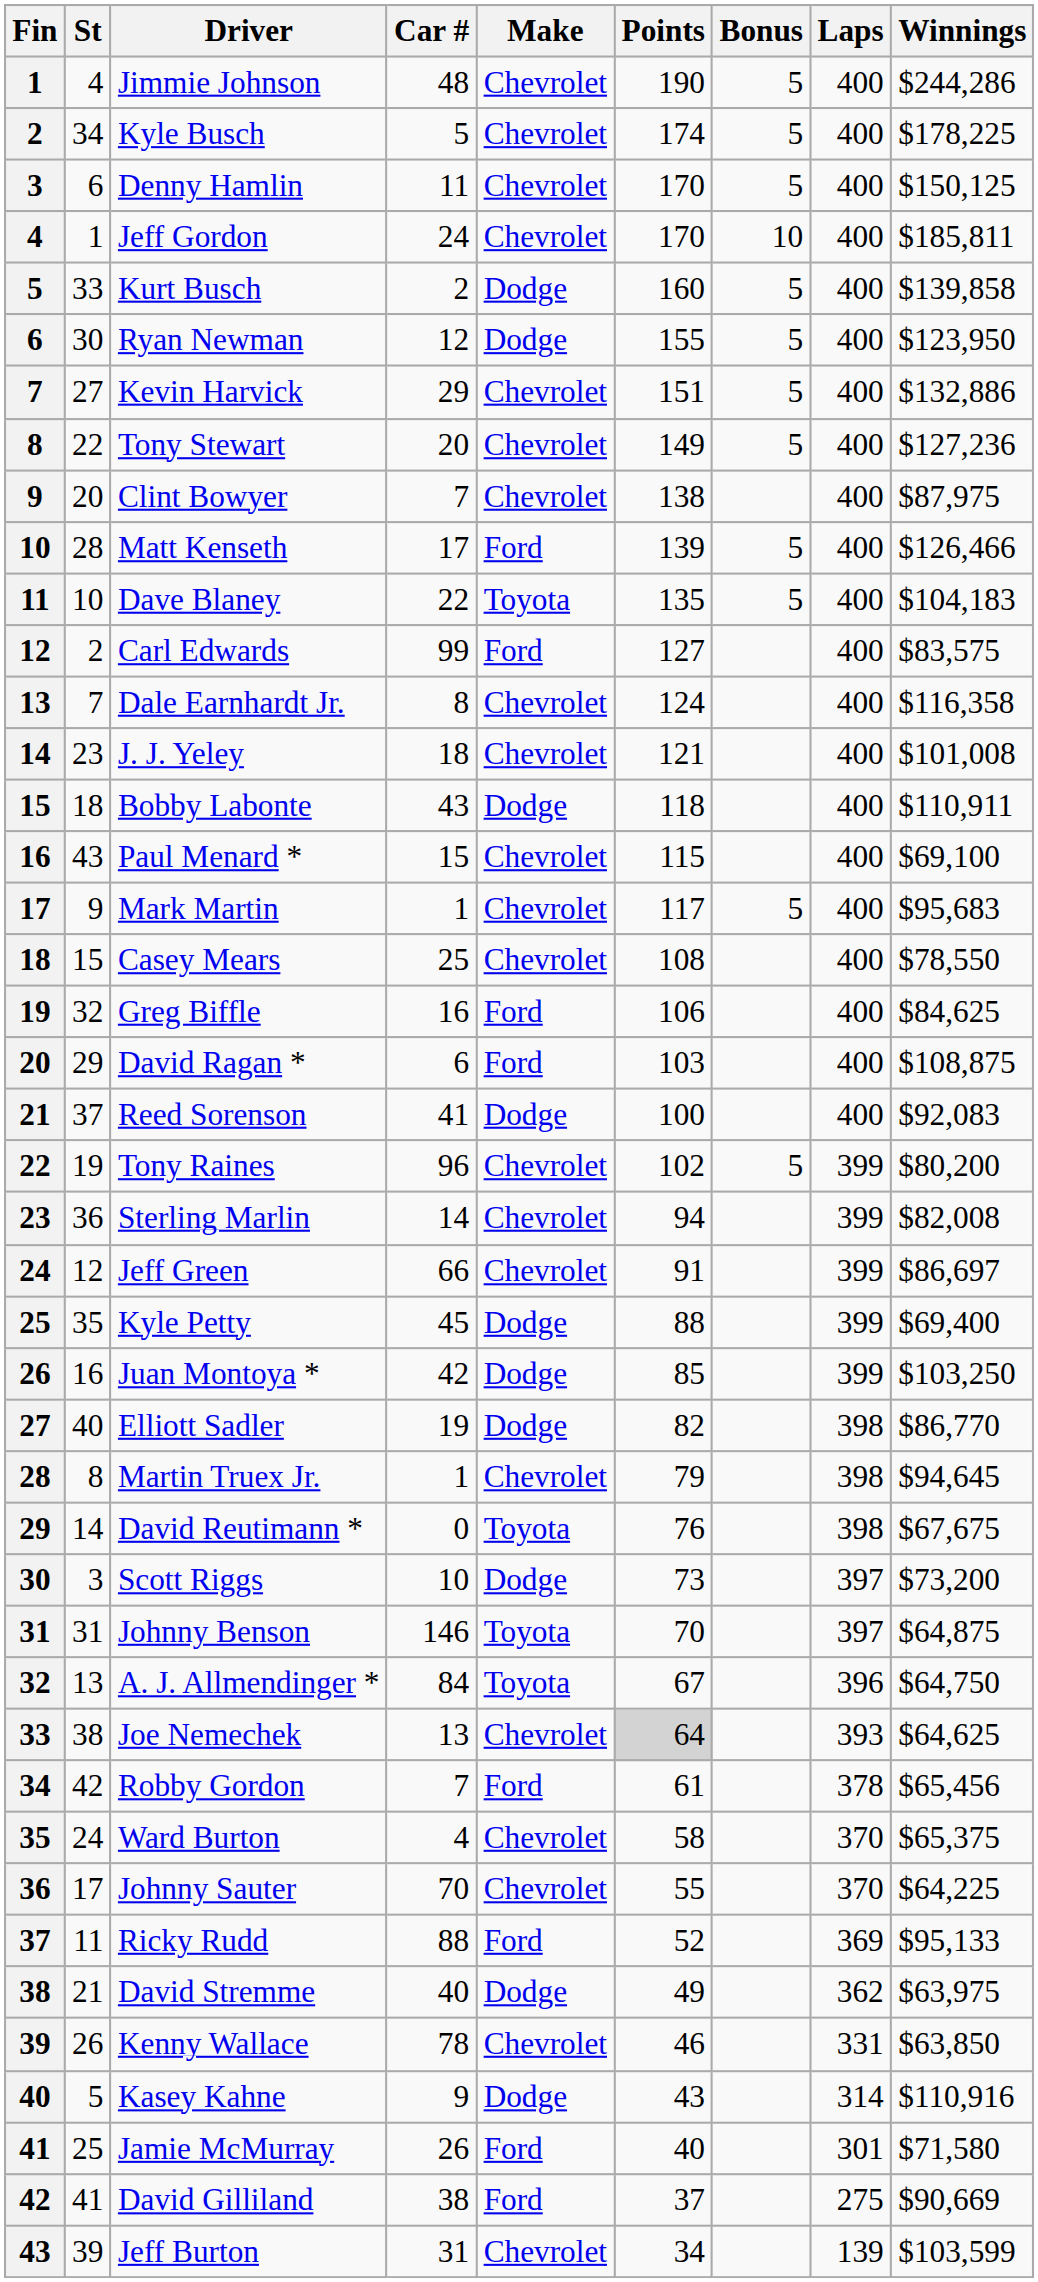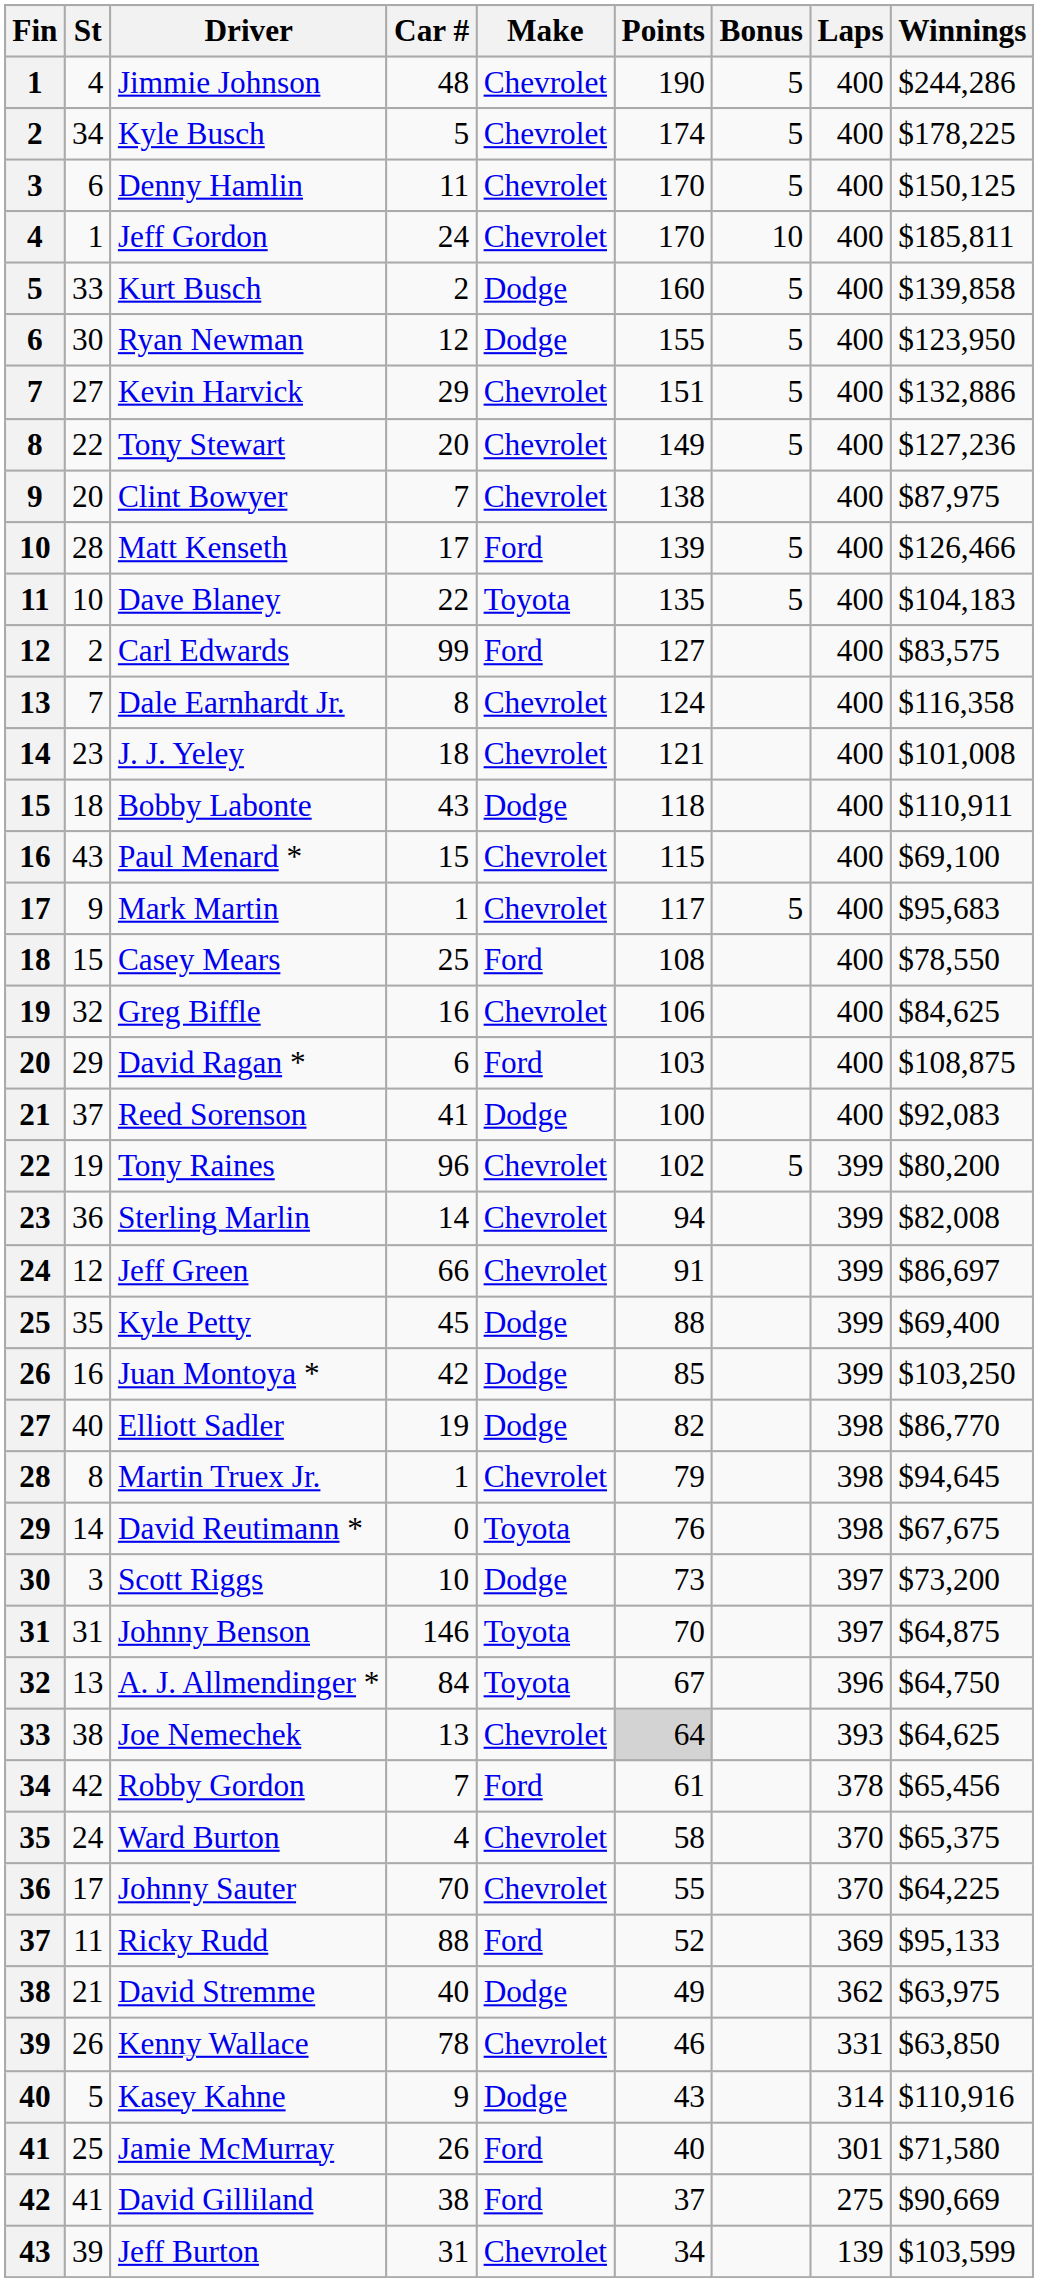(545, 959) Chevrolet -> (513, 959) Ford
(513, 1011) Ford -> (545, 1011) Chevrolet
